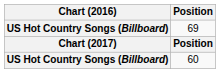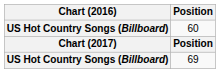rows swapped: (193, 60) <-> (193, 28)
